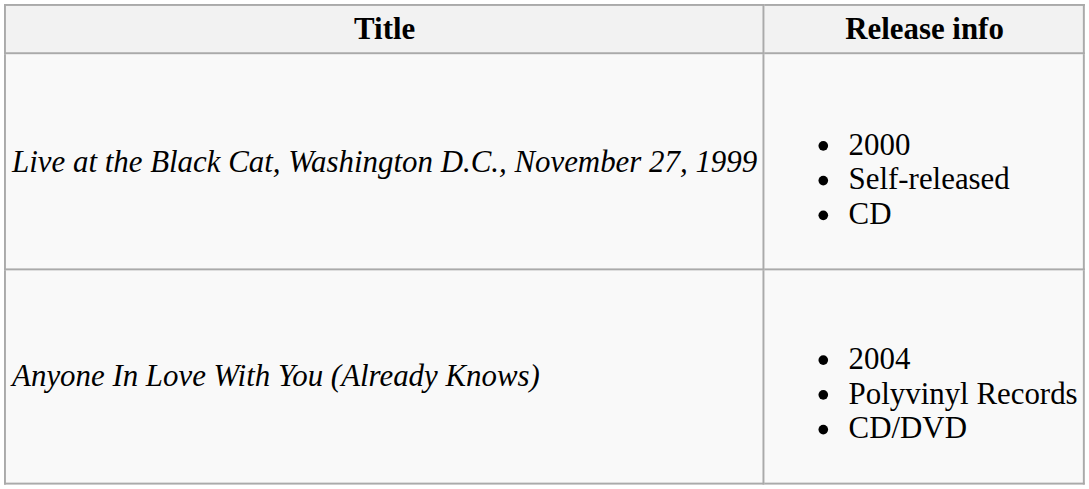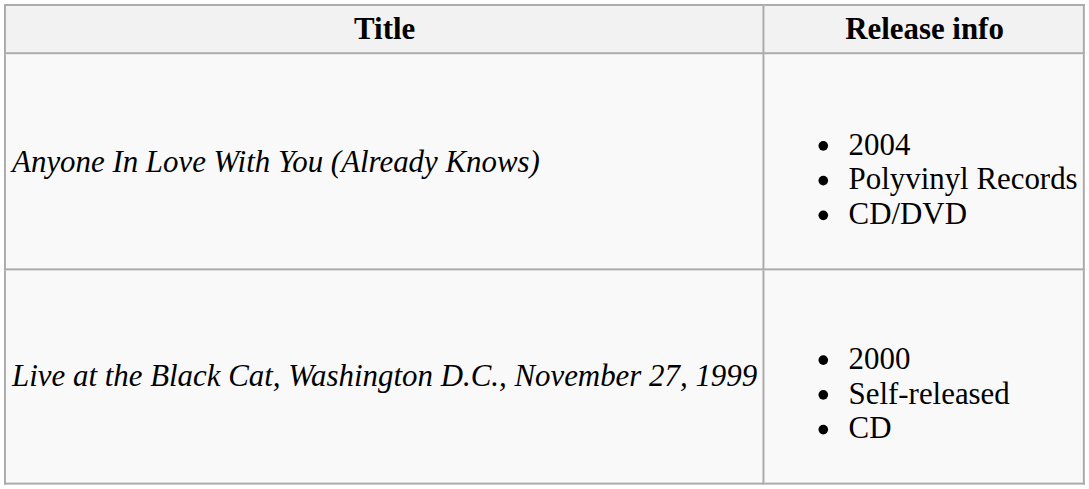rows swapped: (385, 160) <-> (276, 375)
